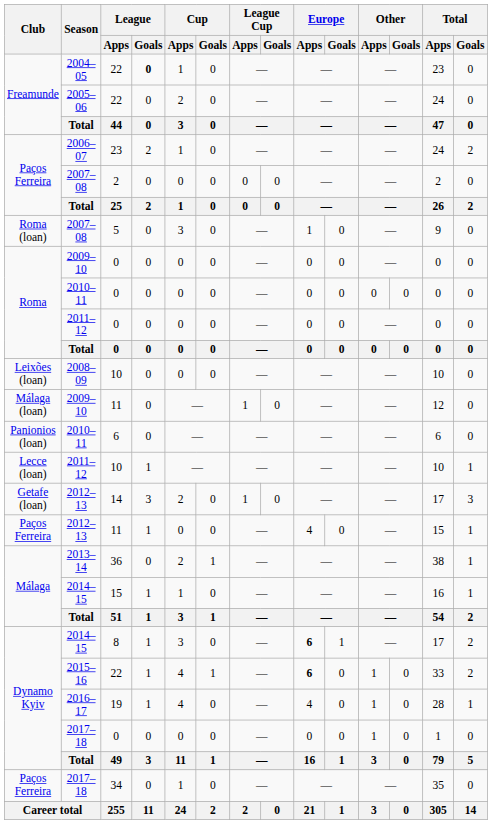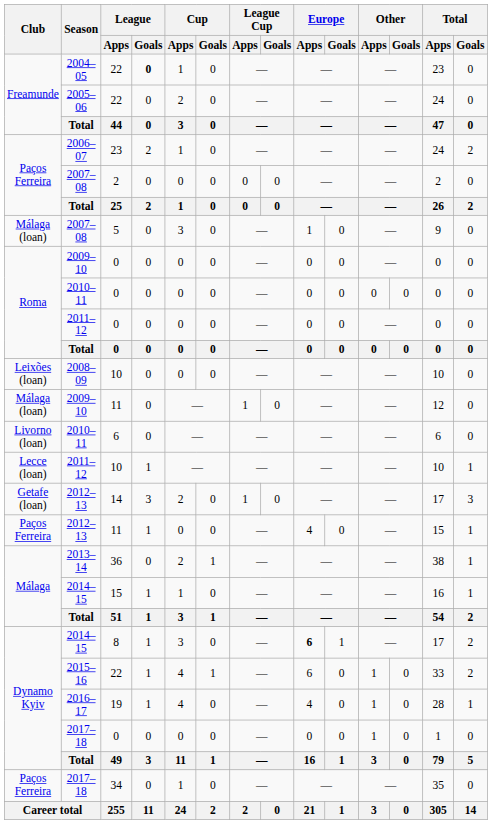(33, 231) Roma (loan) -> (33, 231) Málaga (loan)
(33, 436) Panionios (loan) -> (33, 436) Livorno (loan)
(309, 673) bold -> (309, 673) normal
